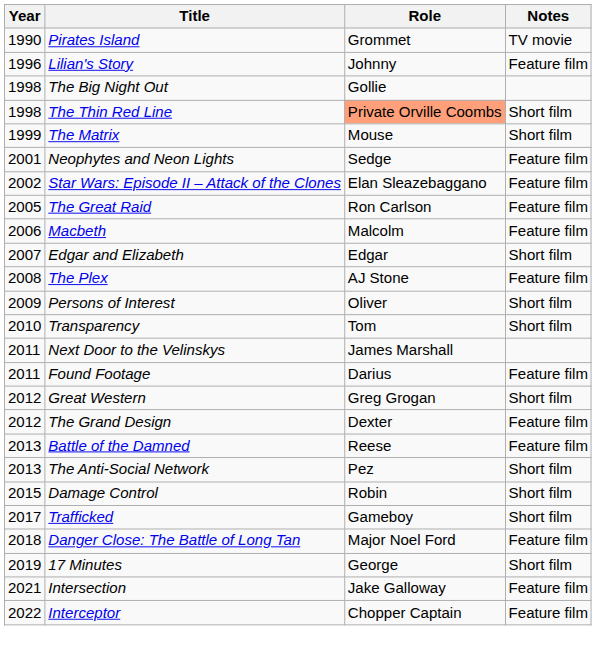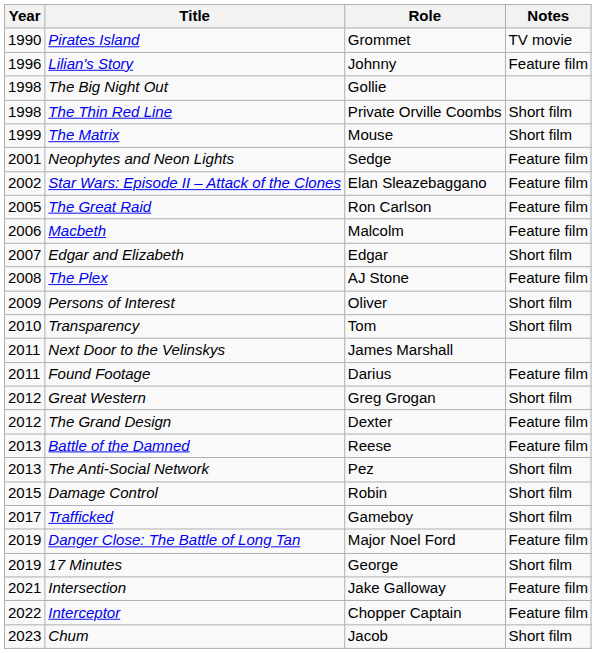(425, 111) lightsalmon background -> (425, 111) no background
(25, 541) 2018 -> (25, 541) 2019
+ row: (68, 636)
